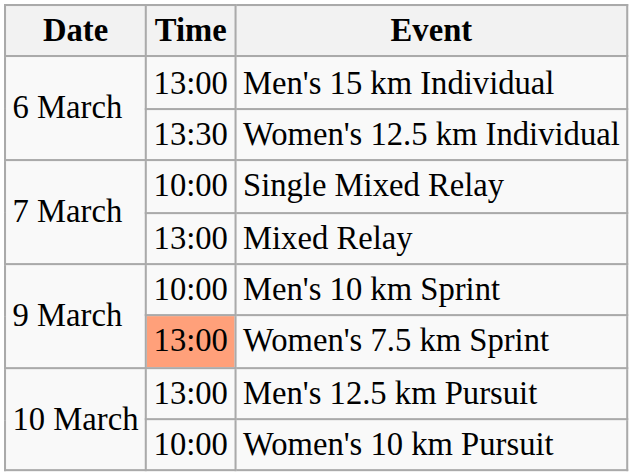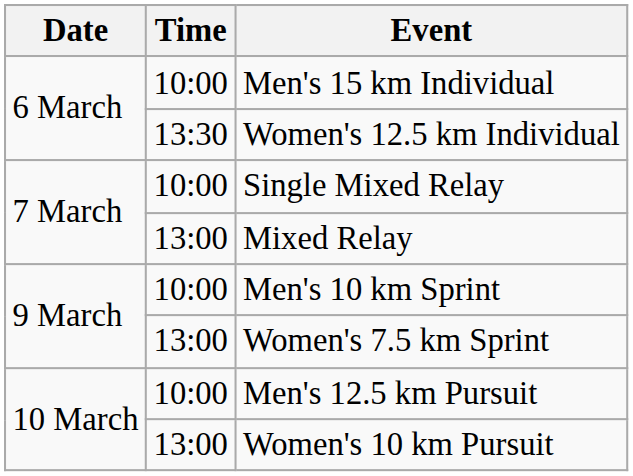(191, 82) 13:00 -> (191, 82) 10:00
(191, 340) lightsalmon background -> (191, 340) no background
(191, 392) 13:00 -> (191, 392) 10:00
(191, 444) 10:00 -> (191, 444) 13:00
